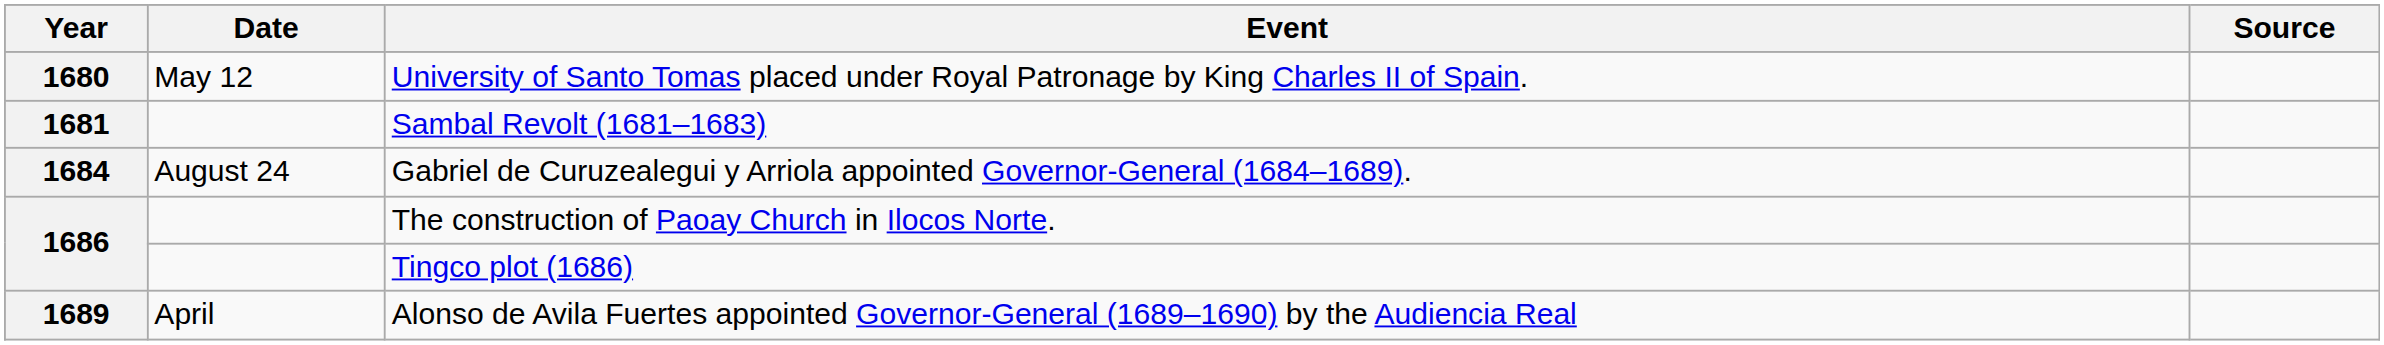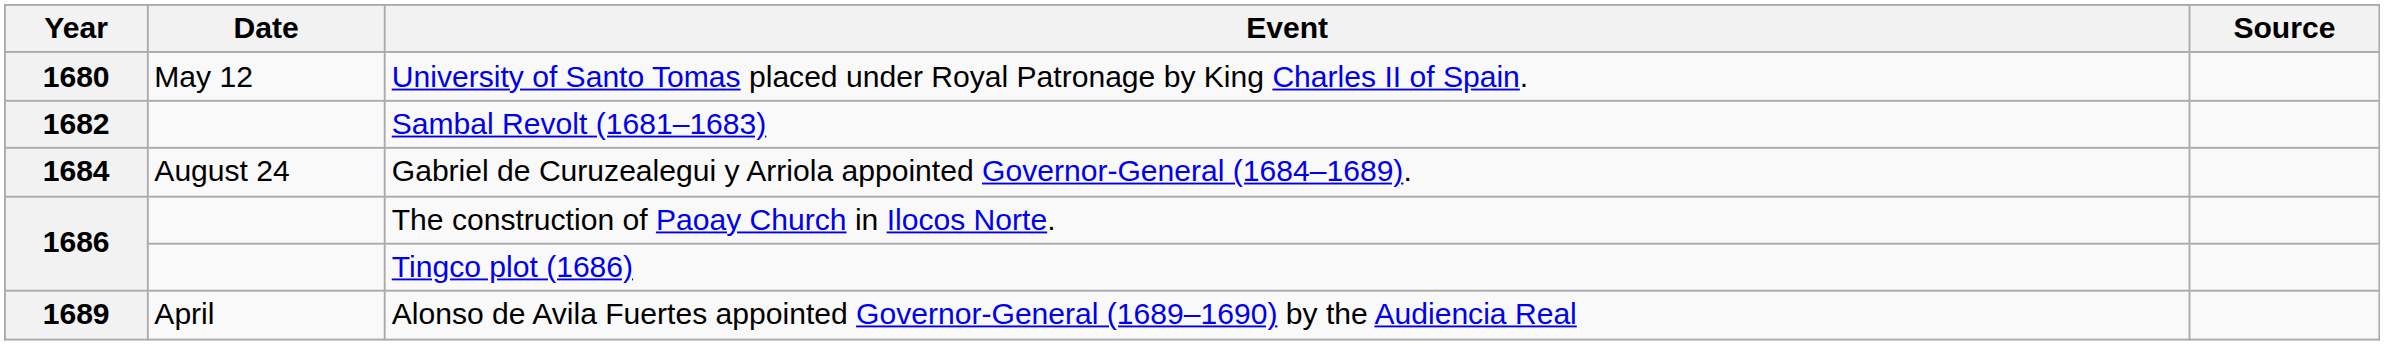(76, 123) 1681 -> (76, 123) 1682
